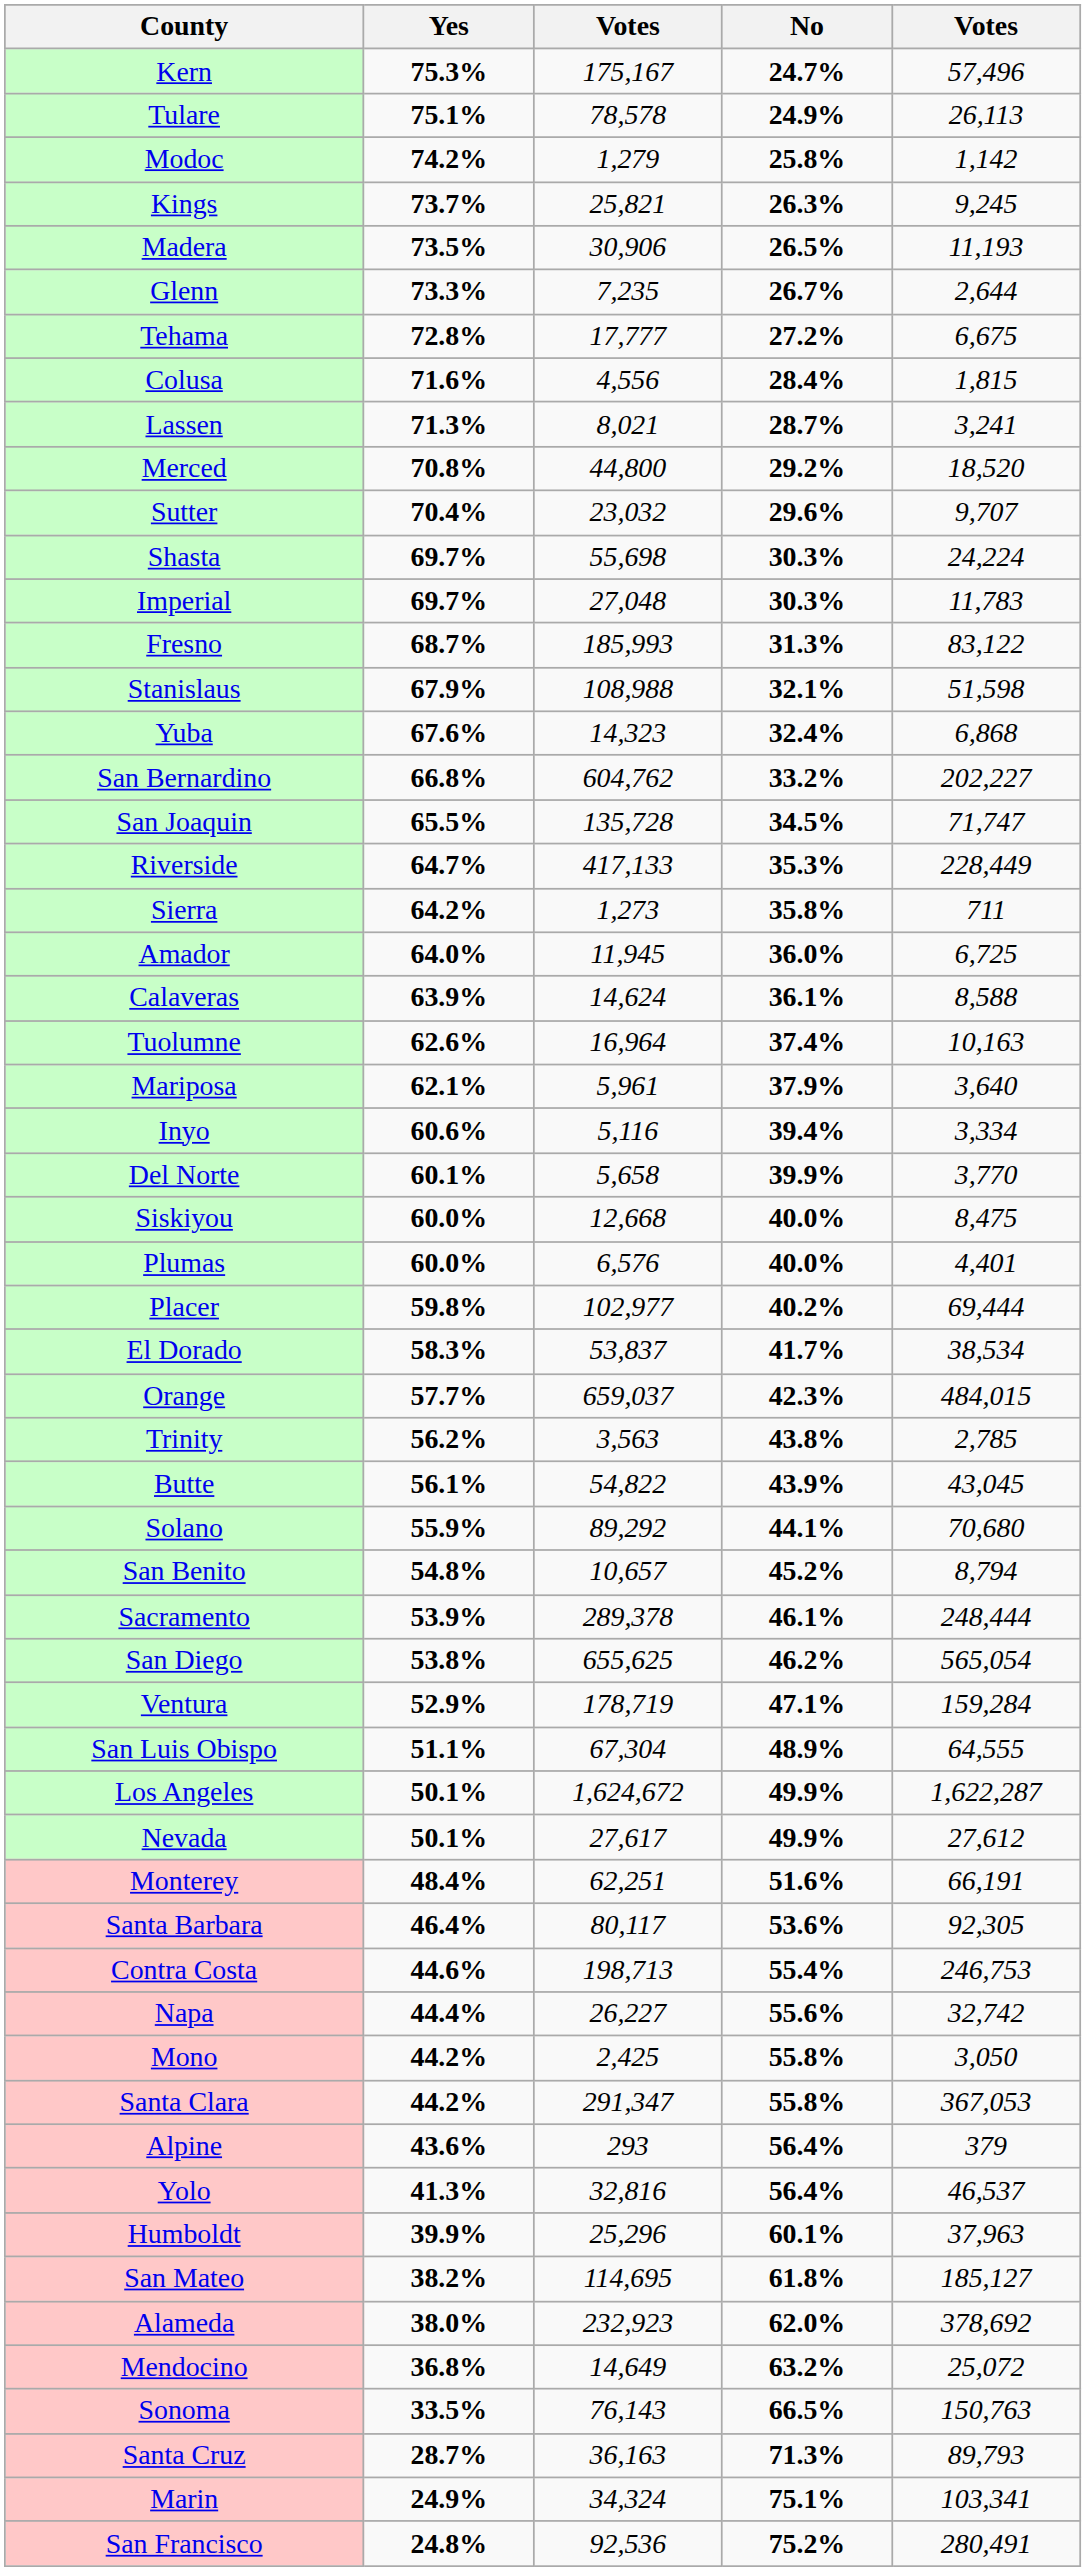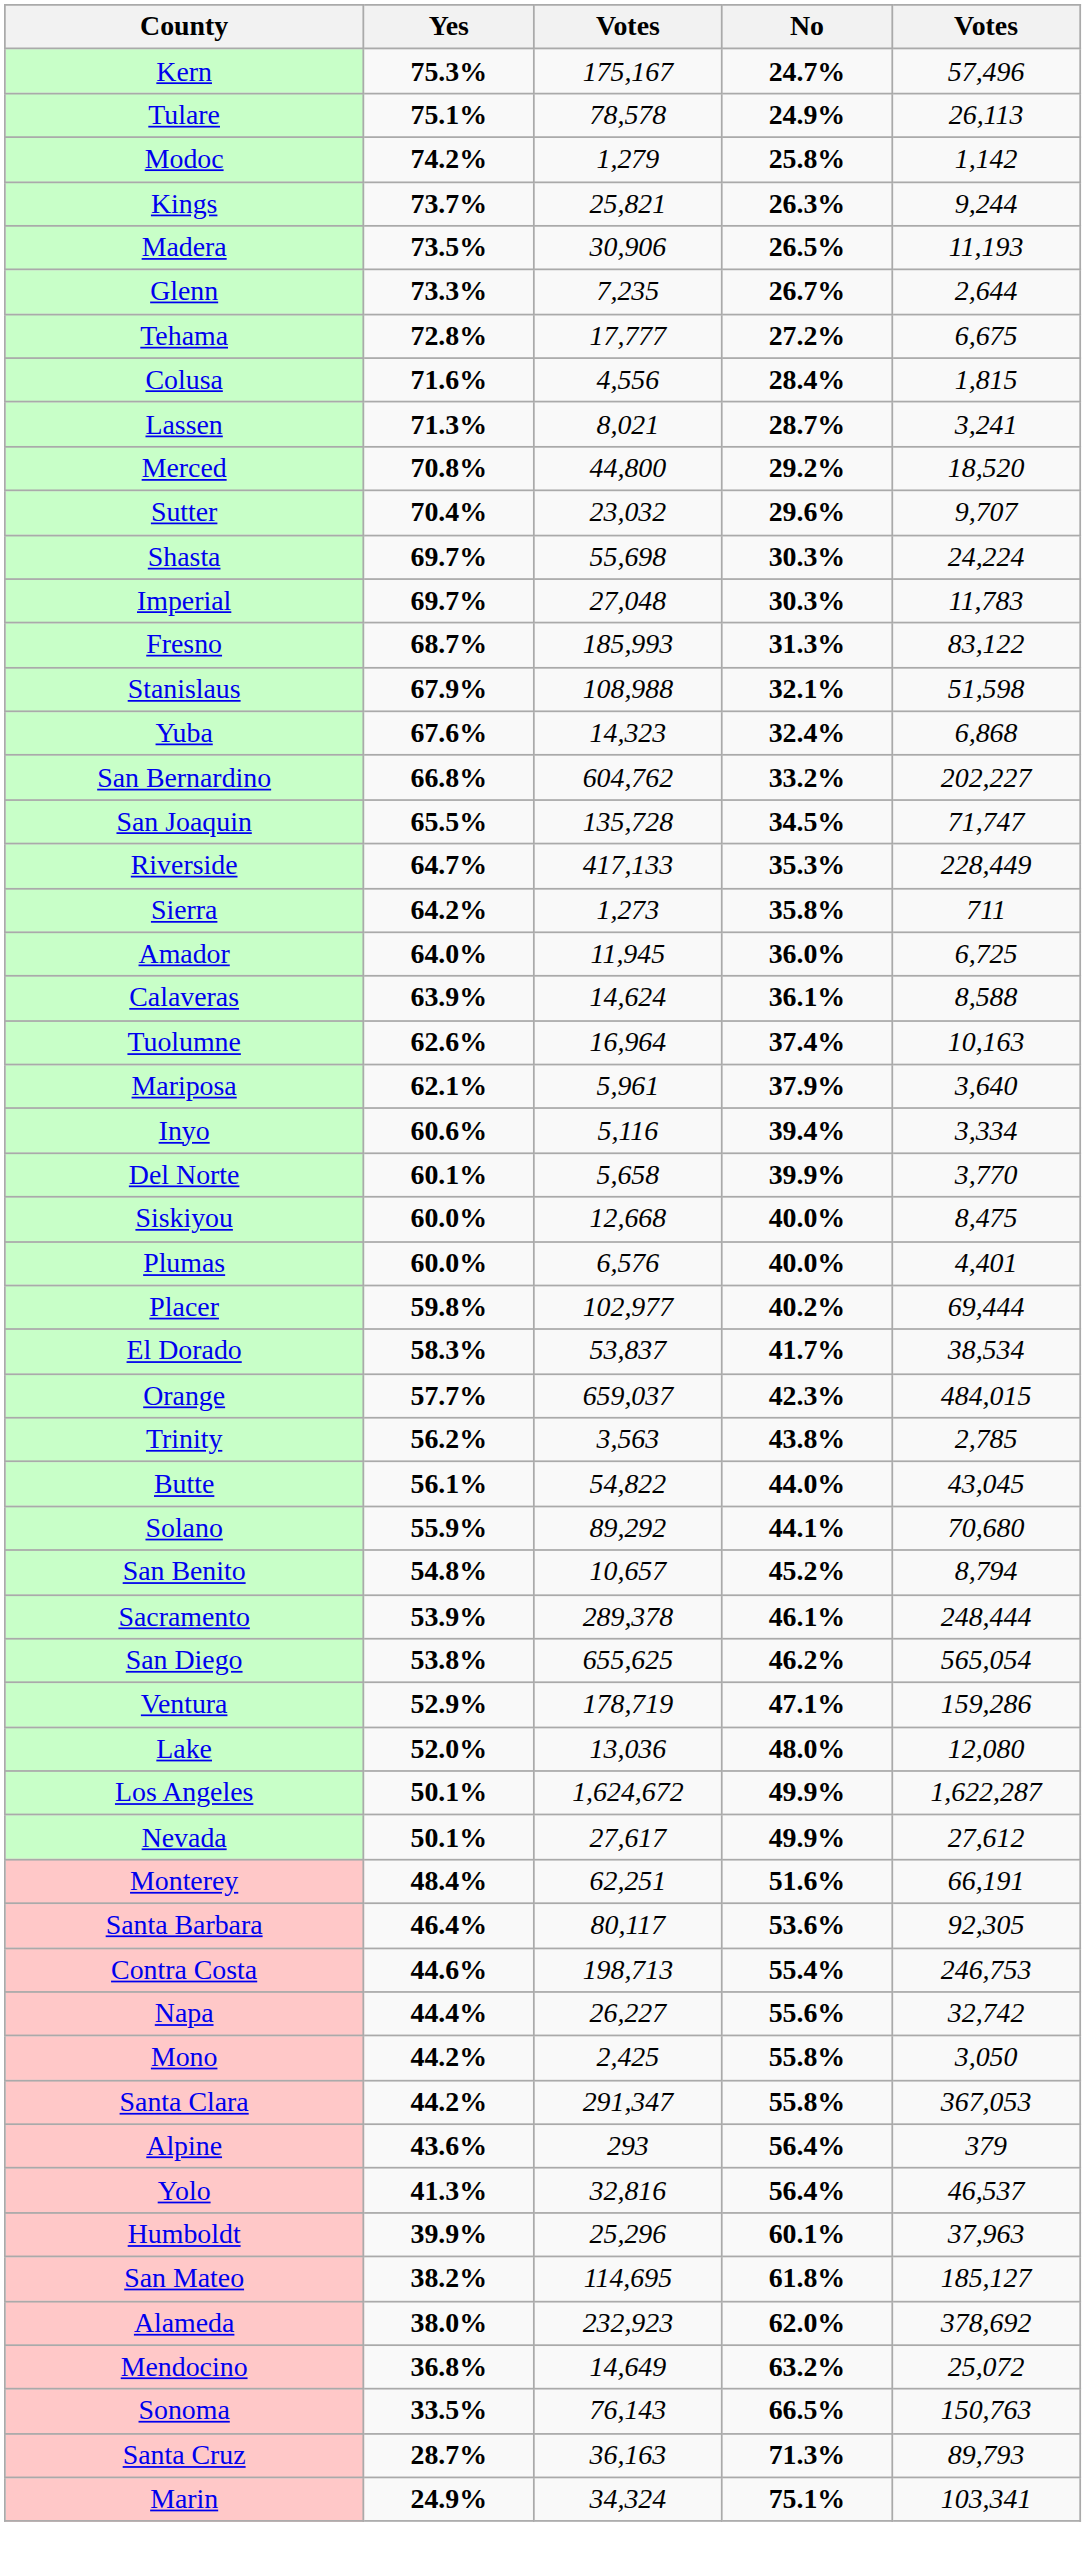(986, 203) 9,245 -> (986, 203) 9,244
(807, 1483) 43.9% -> (807, 1483) 44.0%
(986, 1704) 159,284 -> (986, 1704) 159,286
+ row: (184, 1748)
- row: (184, 1748)
- row: (184, 2543)
